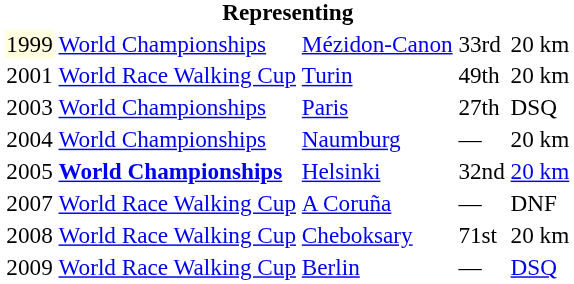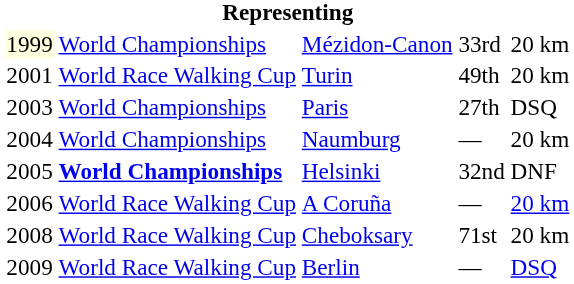(540, 171) 20 km -> (534, 171) DNF
(30, 203) 2007 -> (30, 203) 2006
(534, 203) DNF -> (540, 203) 20 km
